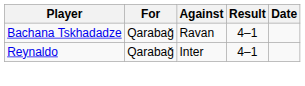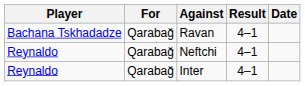+ row: (198, 52)
